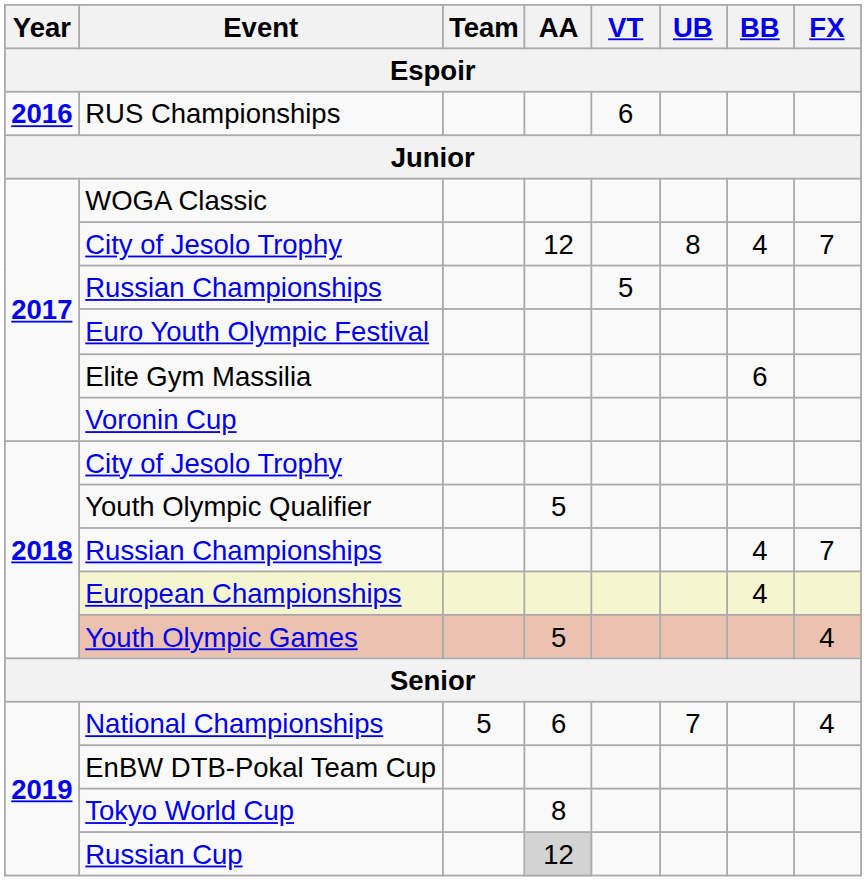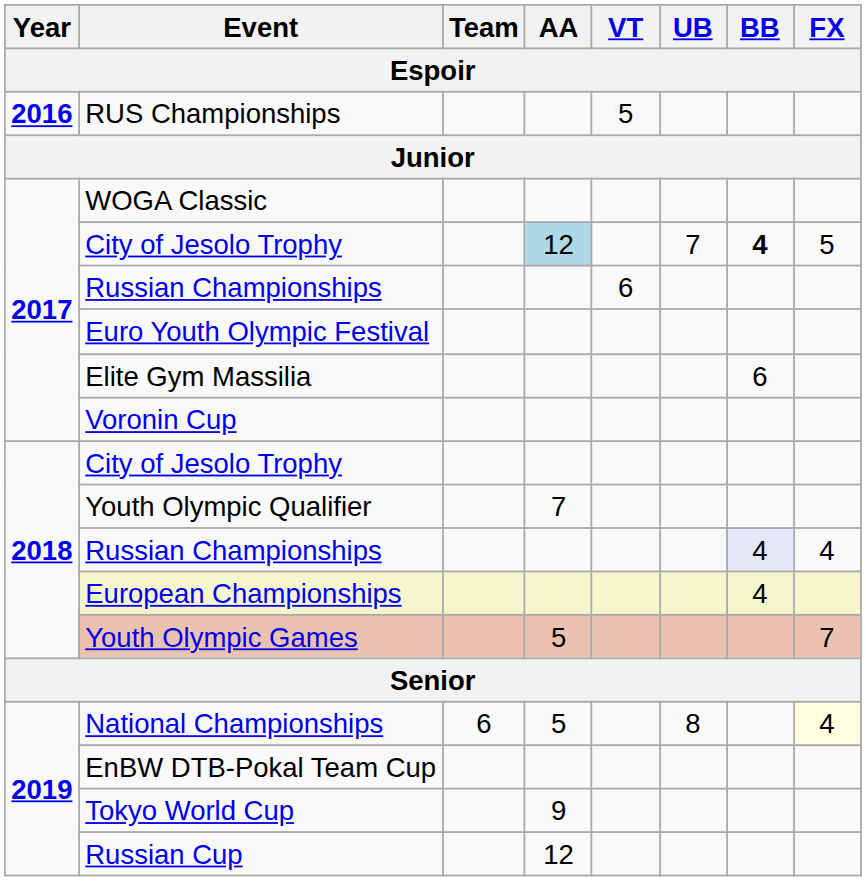(626, 114) 6 -> (626, 114) 5
(559, 245) no background -> (559, 245) lightblue background
(693, 245) 8 -> (693, 245) 7
(760, 245) normal -> (760, 245) bold
(827, 245) 7 -> (827, 245) 5
(626, 288) 5 -> (626, 288) 6
(559, 506) 5 -> (559, 506) 7
(760, 550) no background -> (760, 550) lavender background
(827, 550) 7 -> (827, 550) 4
(827, 637) 4 -> (827, 637) 7
(484, 724) 5 -> (484, 724) 6
(559, 724) 6 -> (559, 724) 5
(693, 724) 7 -> (693, 724) 8
(827, 724) no background -> (827, 724) lightyellow background
(559, 811) 8 -> (559, 811) 9
(559, 854) lightgrey background -> (559, 854) no background
